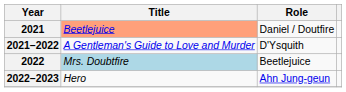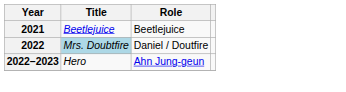(89, 29) lightsalmon background -> (89, 29) no background
(297, 29) Daniel / Doutfire -> (159, 29) Beetlejuice
- row: (33, 45)
(285, 62) Beetlejuice -> (171, 45) Daniel / Doutfire
